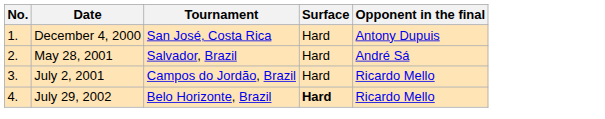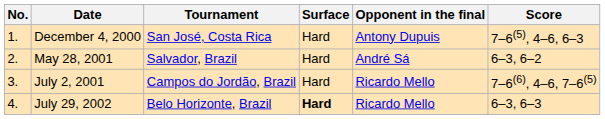+ column: (544, 14)
